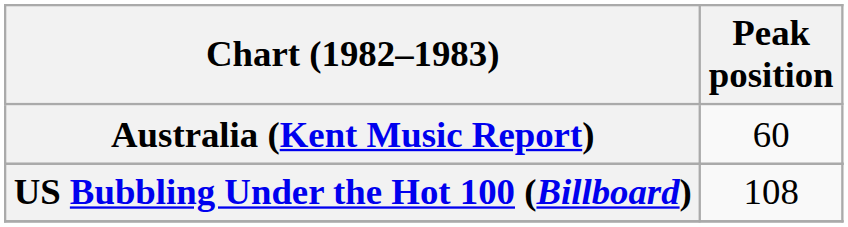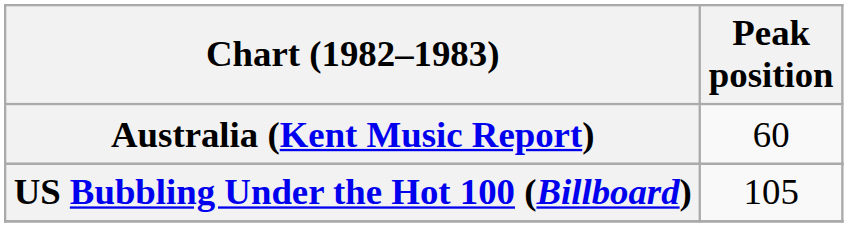(771, 191) 108 -> (771, 191) 105
